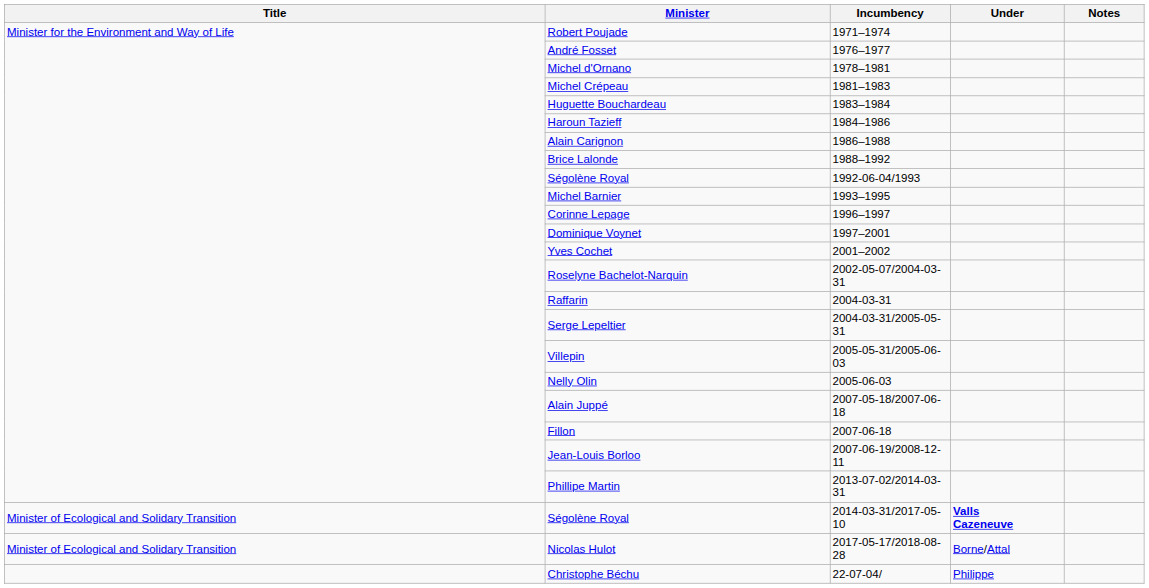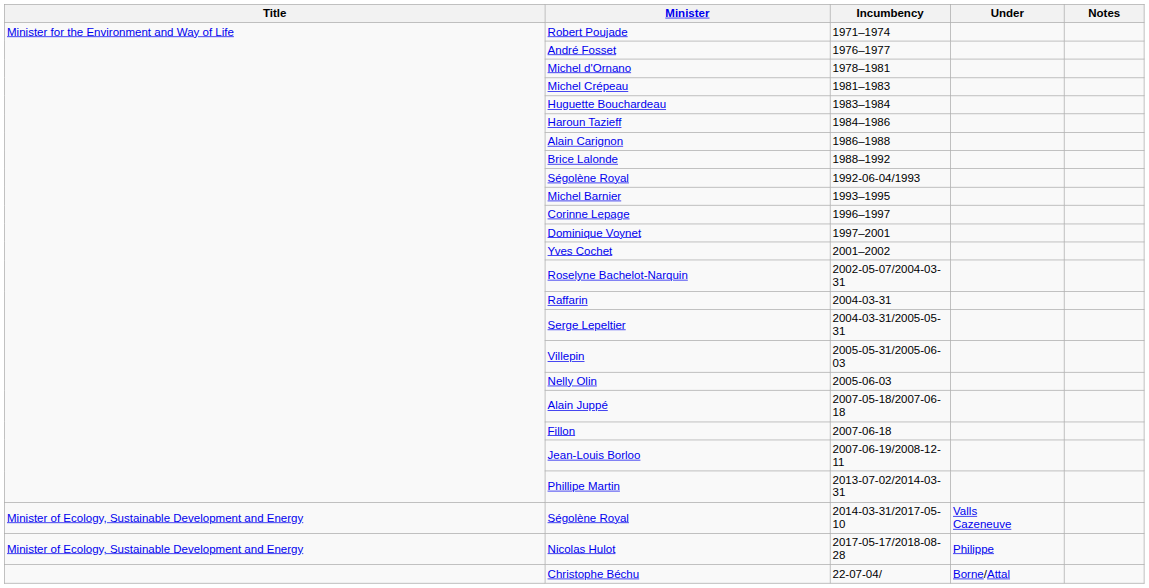(122, 518) Minister of Ecological and Solidary Transition -> (155, 518) Minister of Ecology, Sustainable Development and Energy
(983, 518) bold -> (982, 518) normal
(122, 549) Minister of Ecological and Solidary Transition -> (155, 549) Minister of Ecology, Sustainable Development and Energy
(982, 549) Borne/Attal -> (974, 549) Philippe
(974, 574) Philippe -> (982, 574) Borne/Attal
